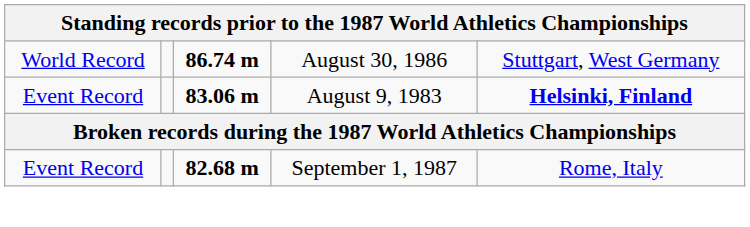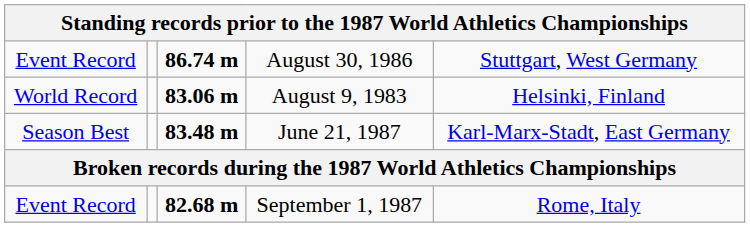(83, 58) World Record -> (76, 58) Event Record
(83, 94) Event Record -> (76, 94) World Record
(611, 94) bold -> (589, 94) normal
+ row: (339, 131)
